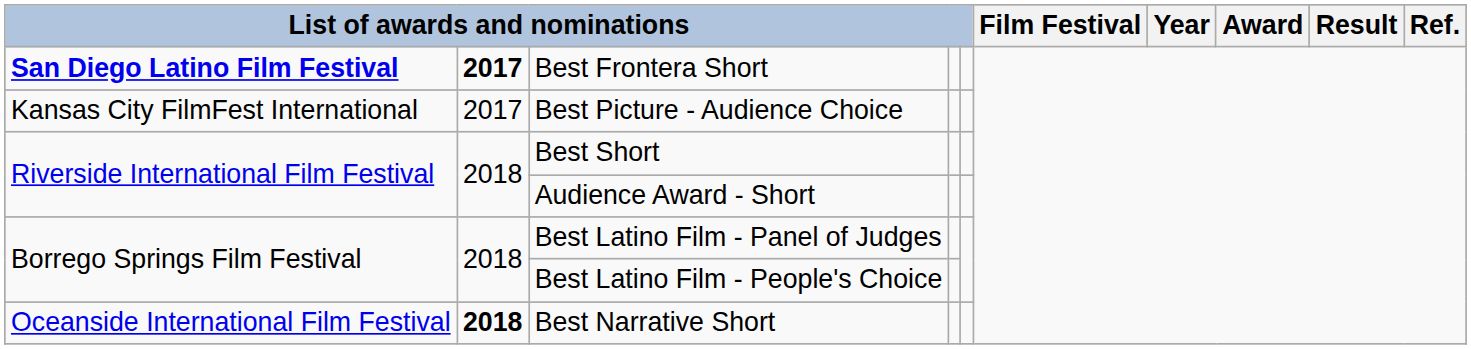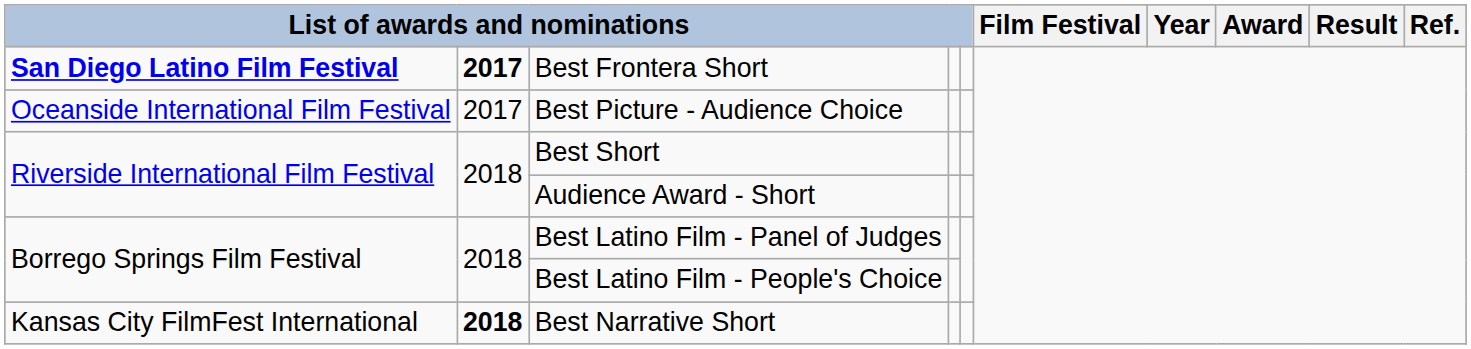(214, 110) Kansas City FilmFest International -> (231, 110) Oceanside International Film Festival
(231, 322) Oceanside International Film Festival -> (214, 322) Kansas City FilmFest International
